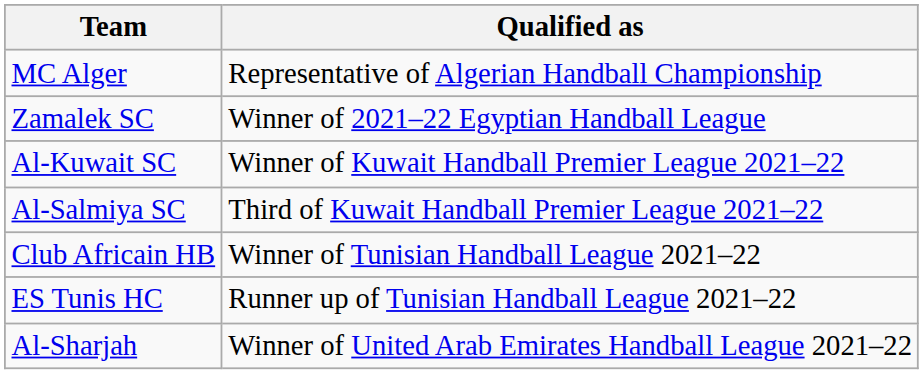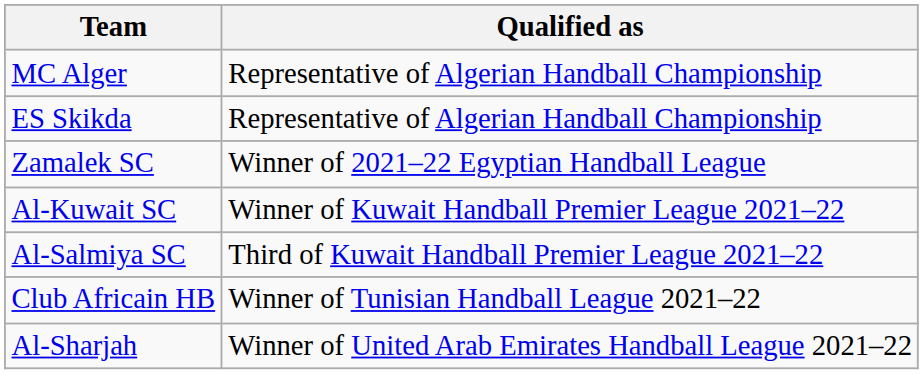+ row: (72, 118)
- row: (87, 299)
